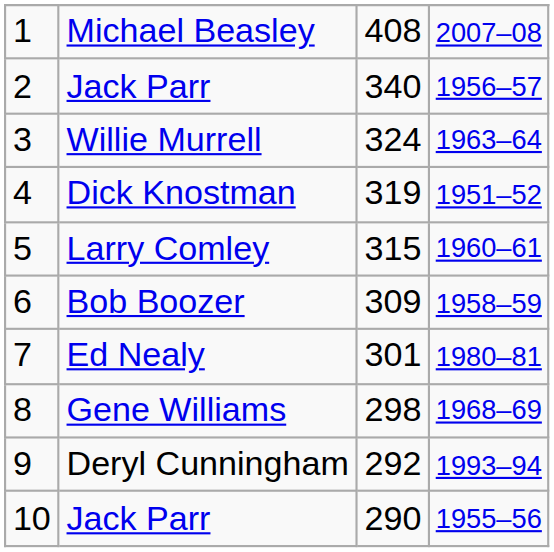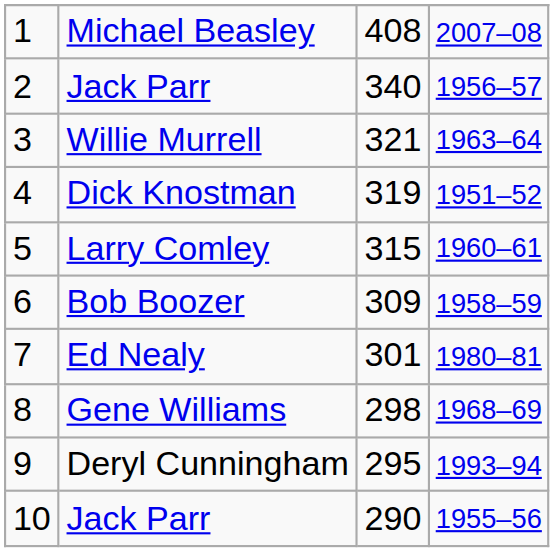(393, 139) 324 -> (393, 139) 321
(393, 463) 292 -> (393, 463) 295
